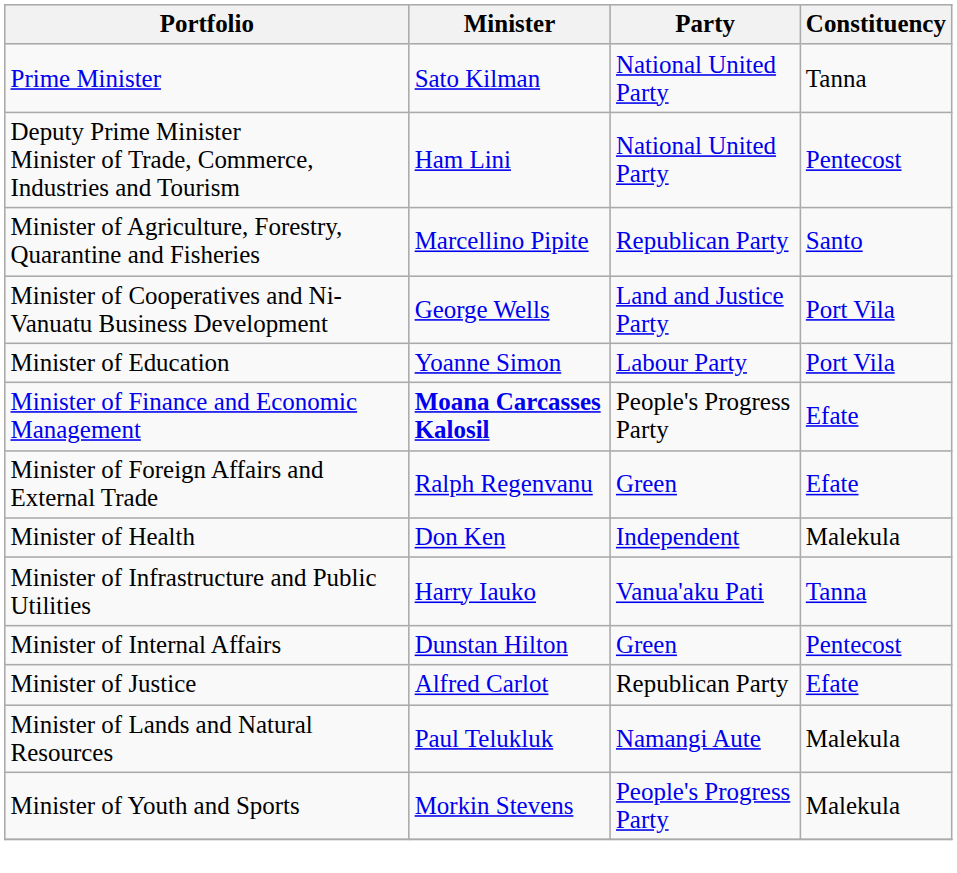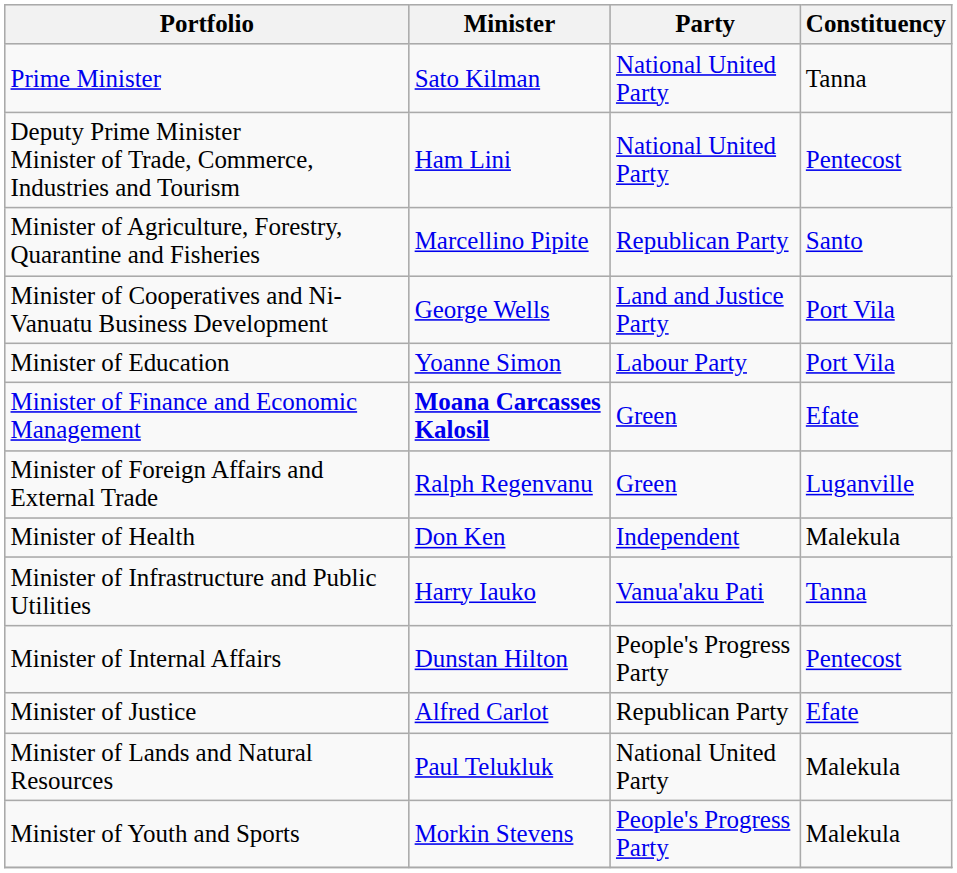(703, 416) People's Progress Party -> (646, 416) Green
(832, 483) Efate -> (860, 483) Luganville
(646, 644) Green -> (703, 658) People's Progress Party
(688, 737) Namangi Aute -> (696, 766) National United Party
